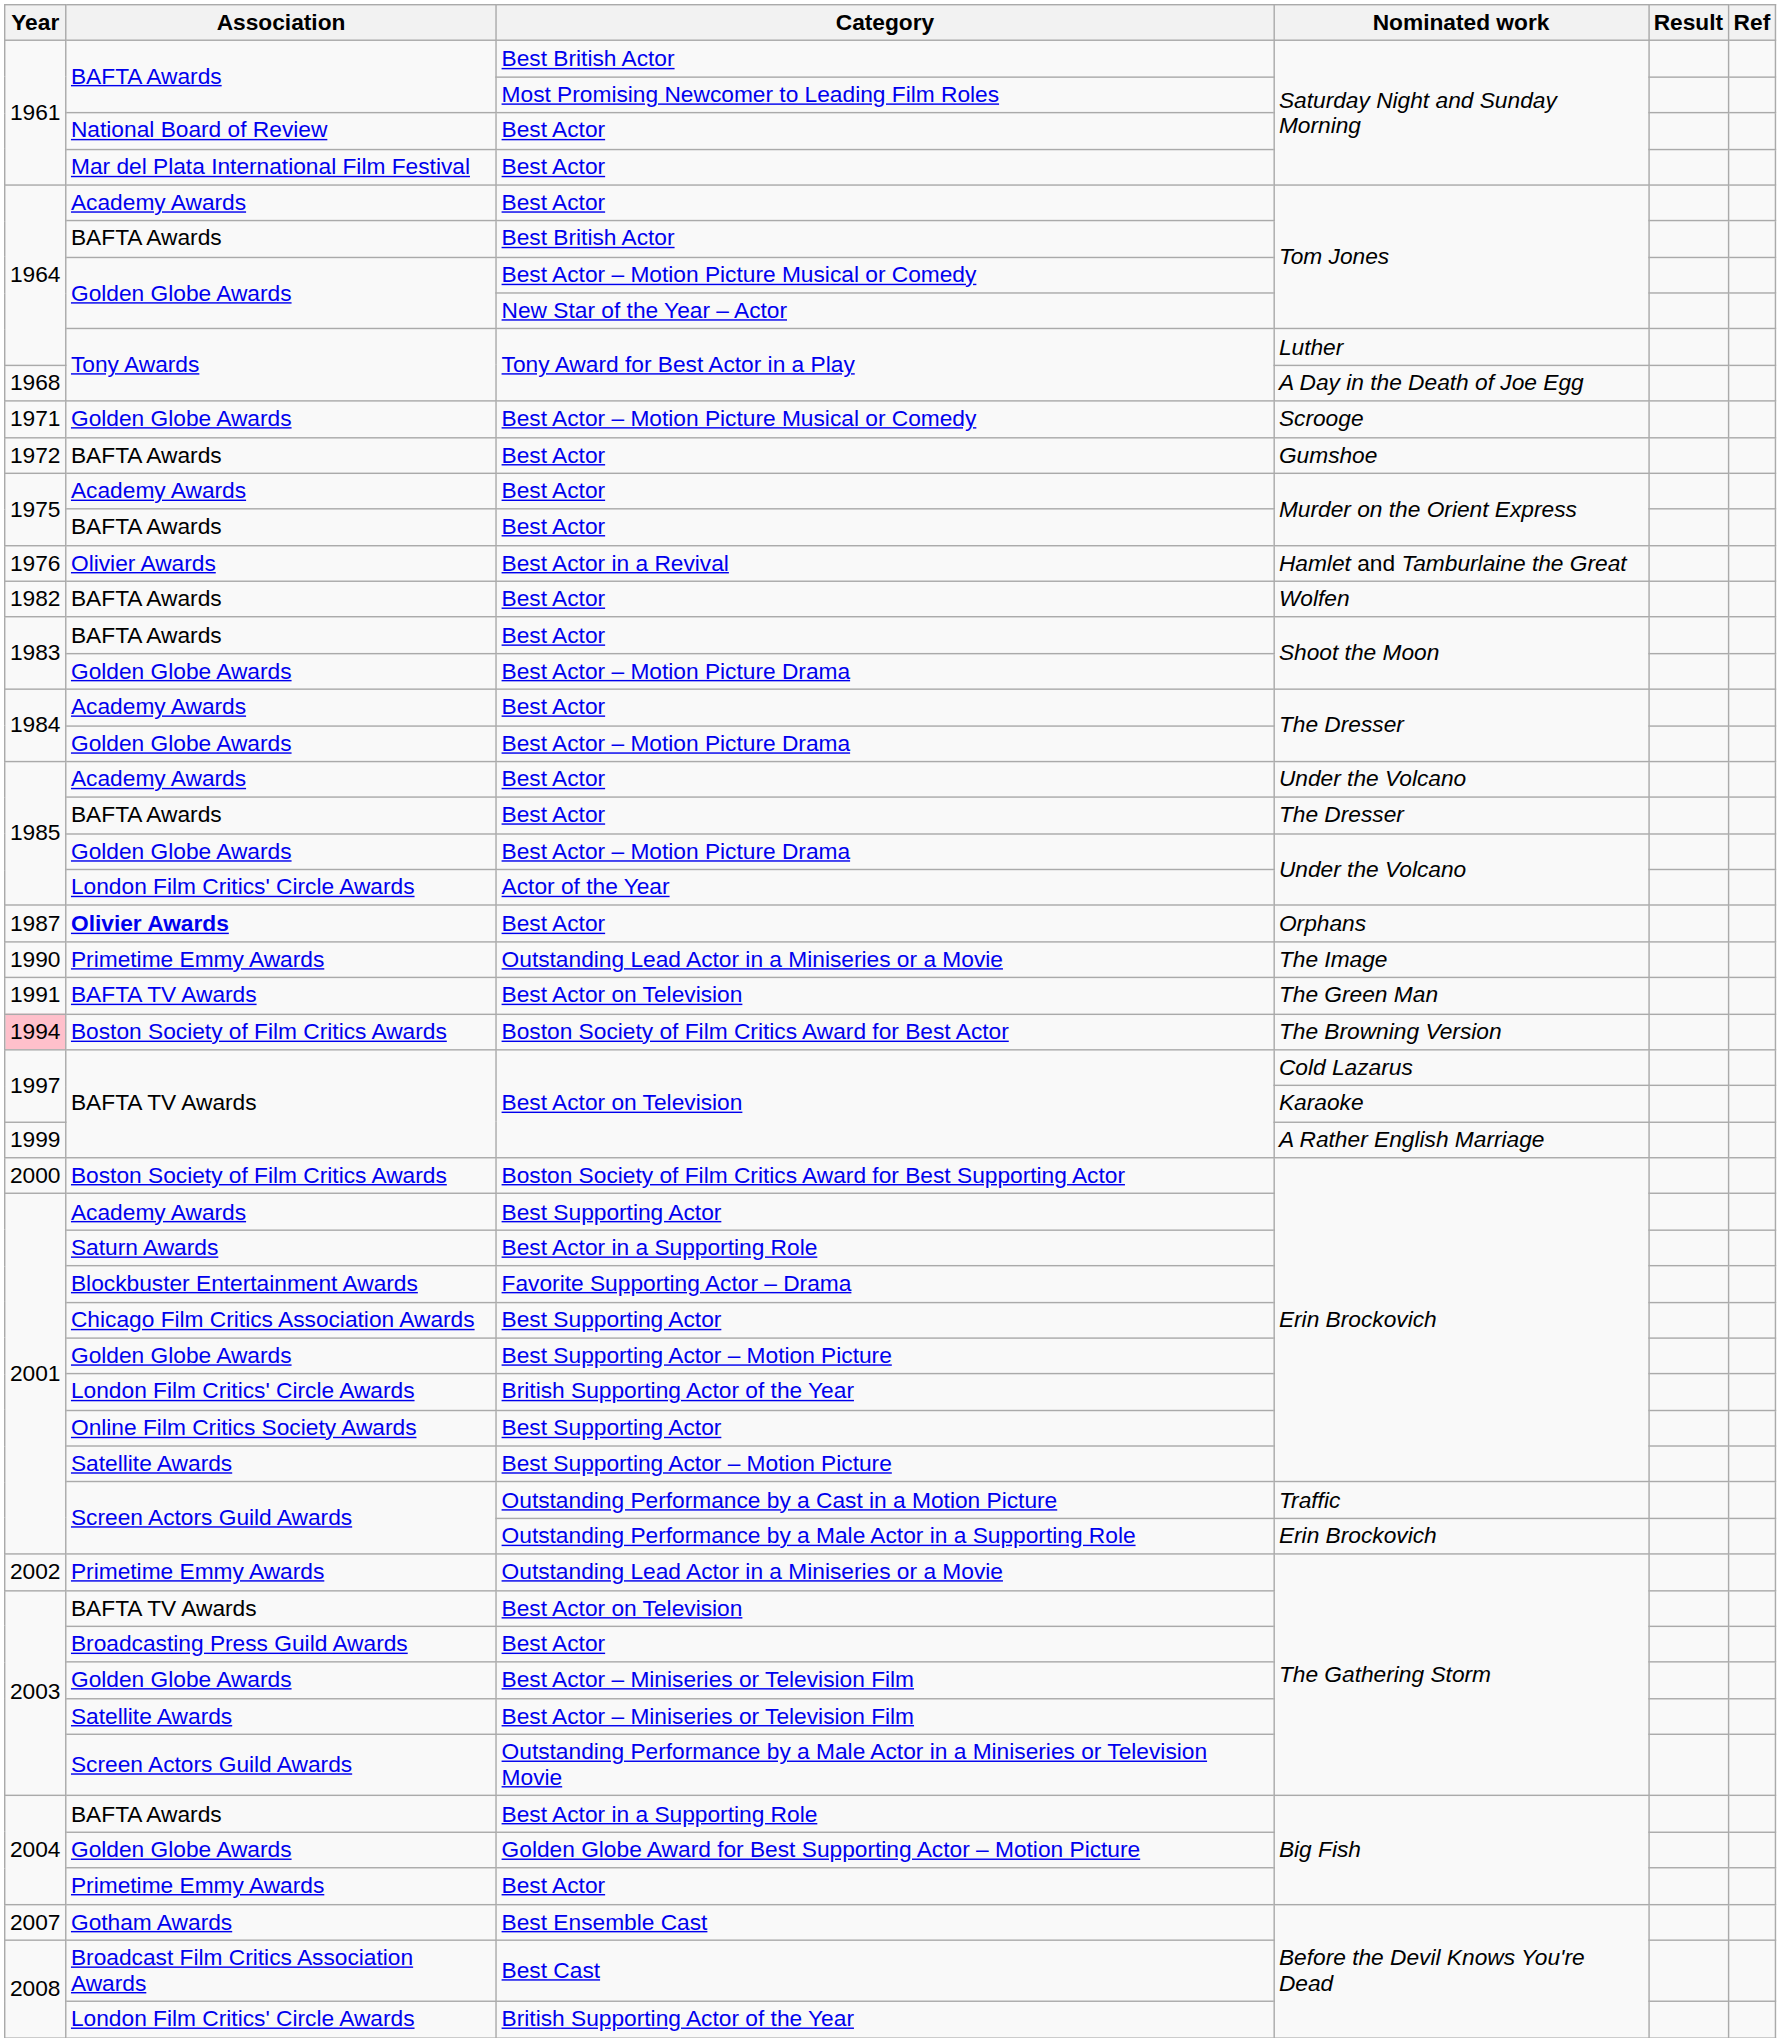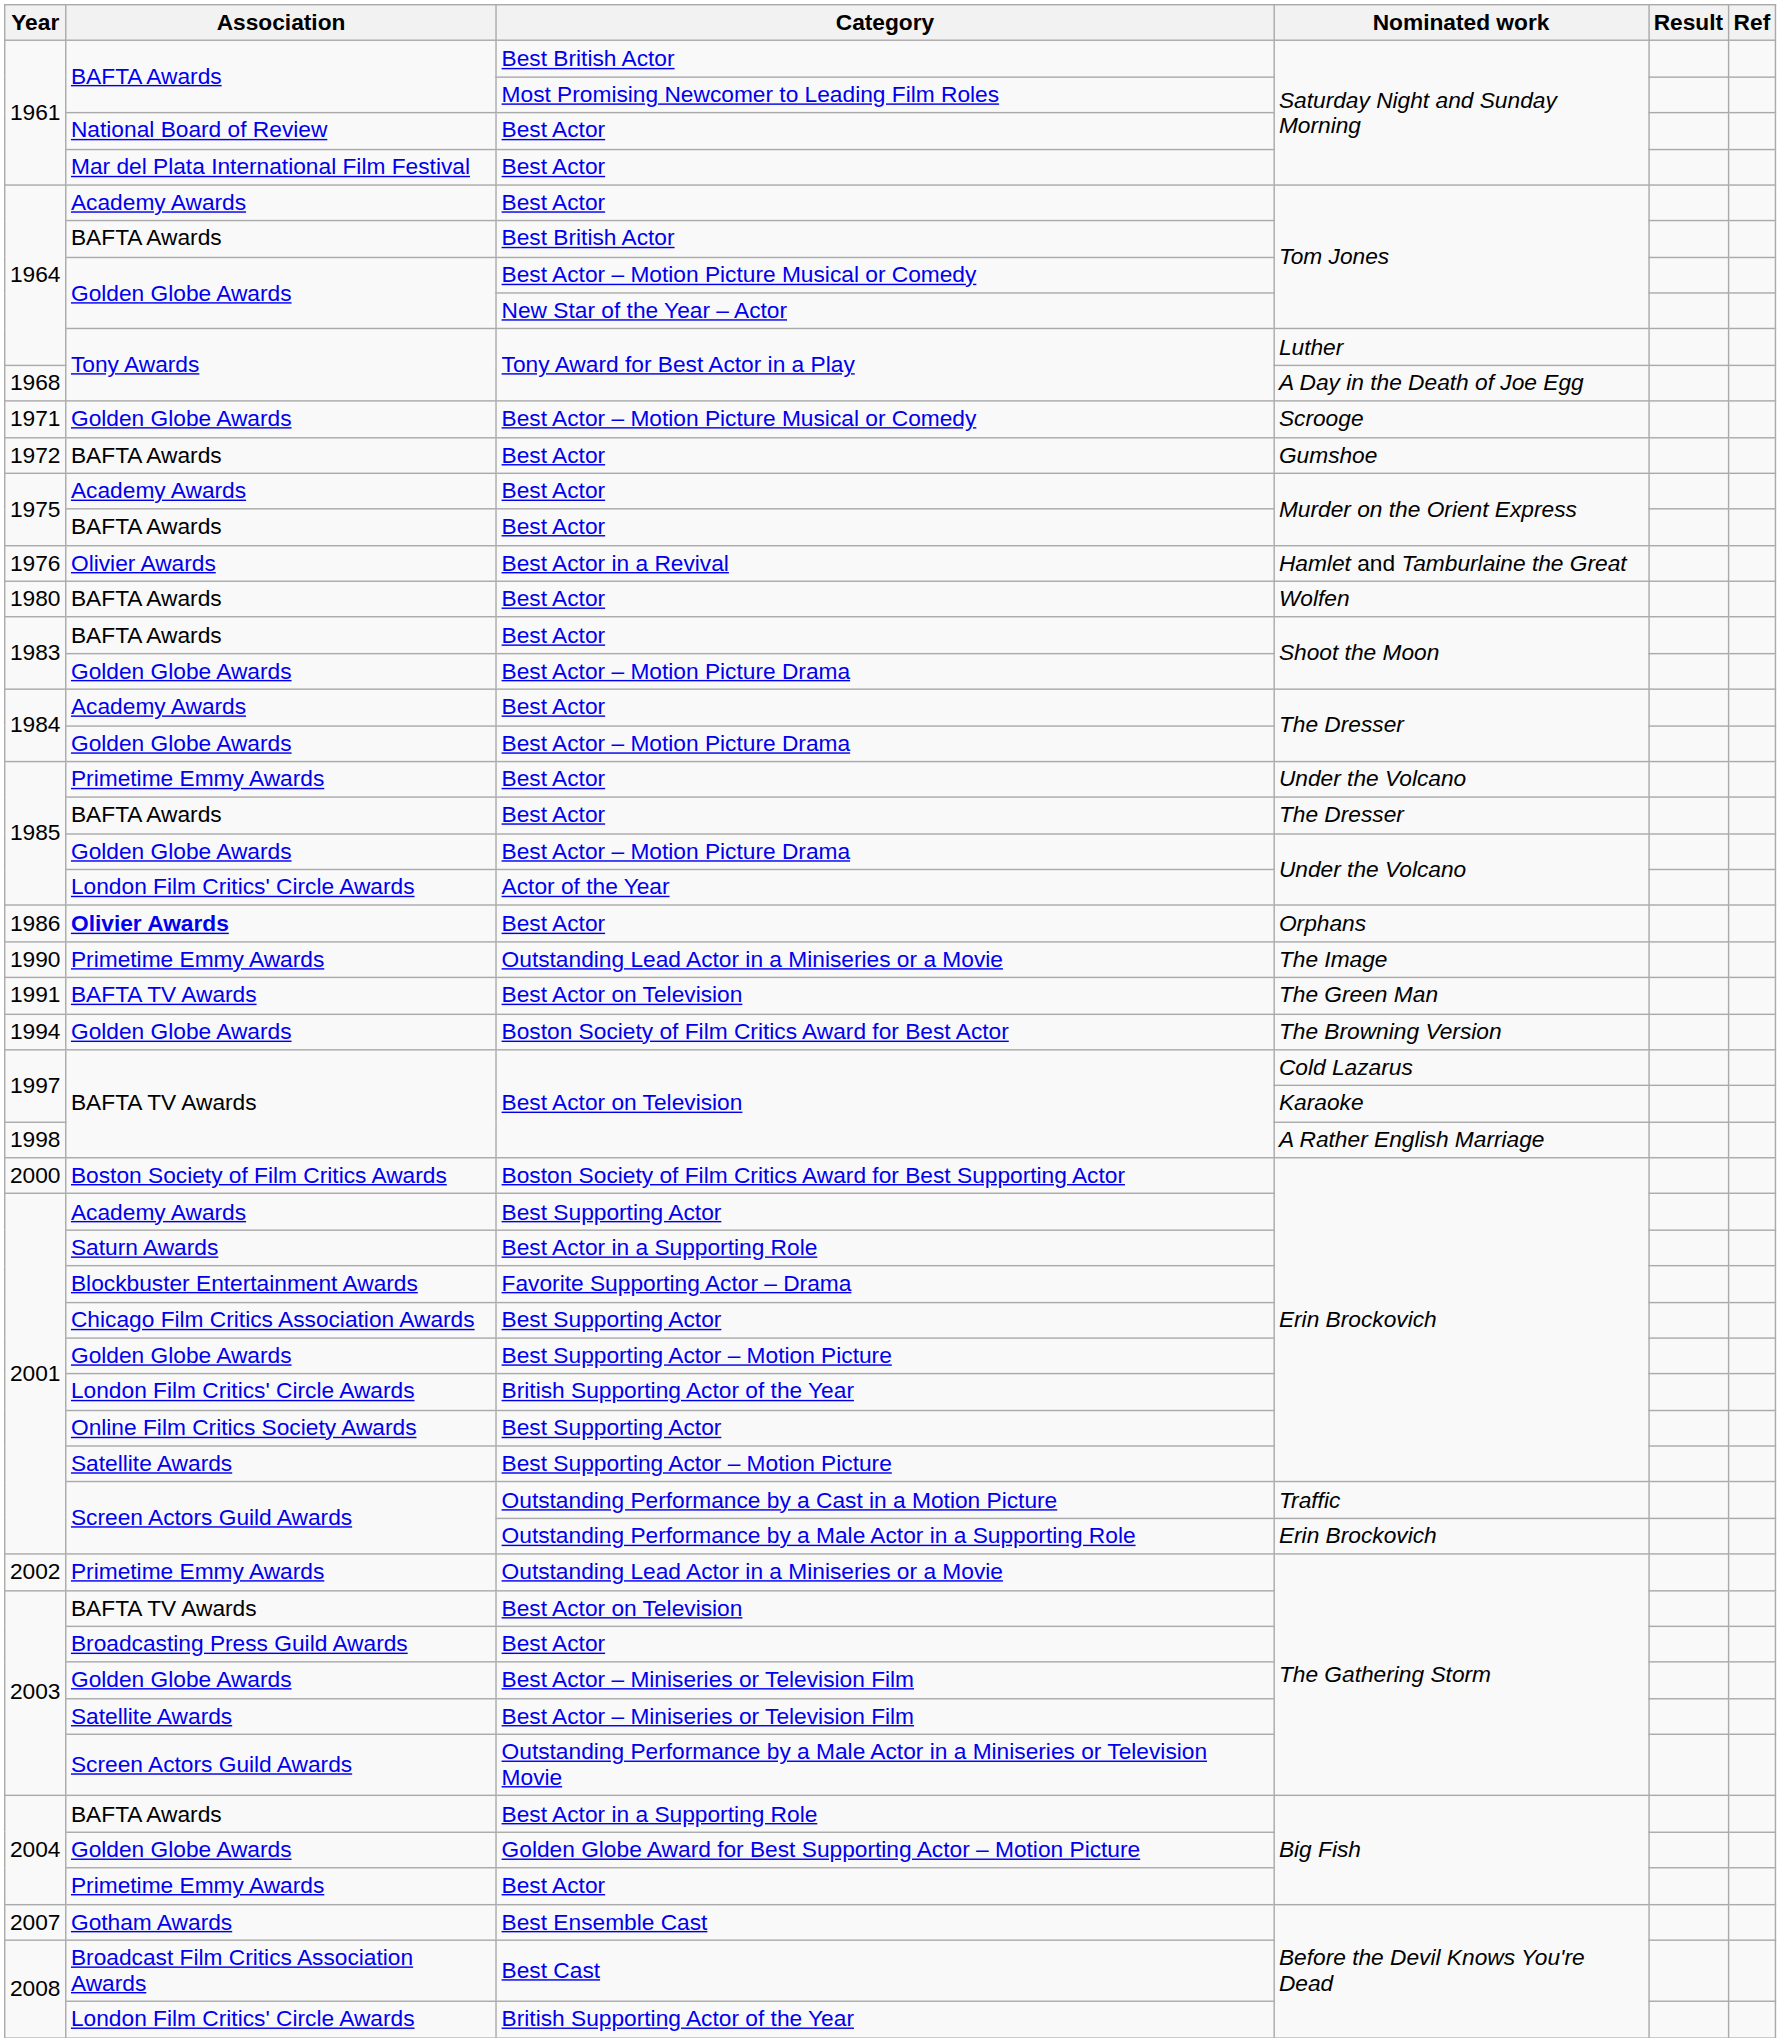(35, 599) 1982 -> (35, 599) 1980
(159, 779) Academy Awards -> (198, 779) Primetime Emmy Awards
(35, 923) 1987 -> (35, 923) 1986
(35, 1031) pink background -> (35, 1031) no background
(259, 1031) Boston Society of Film Critics Awards -> (181, 1031) Golden Globe Awards
(35, 1139) 1999 -> (35, 1139) 1998
